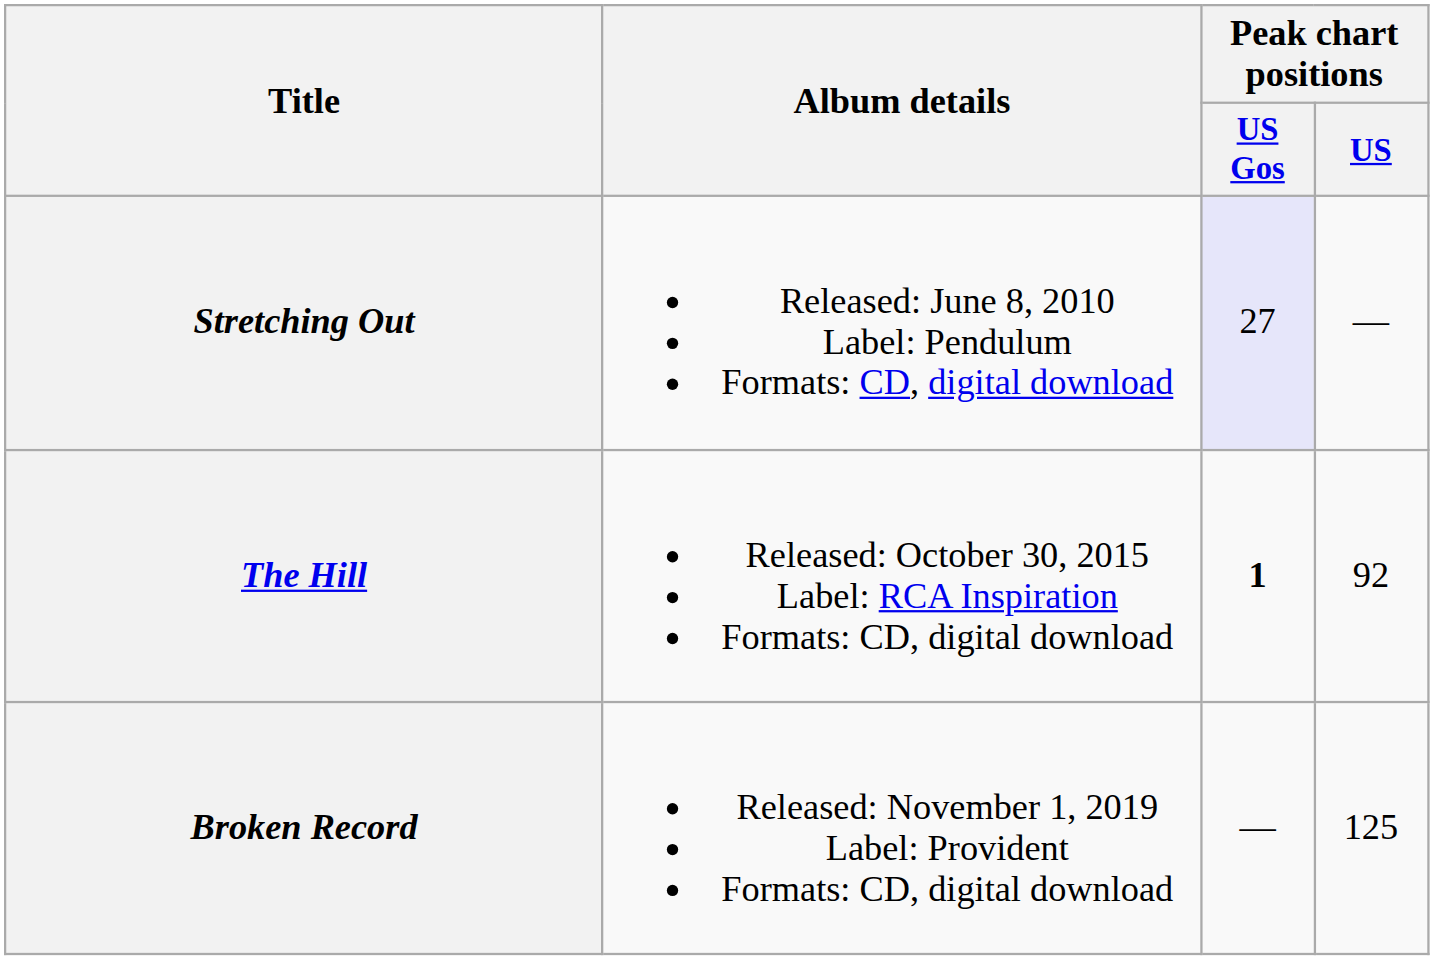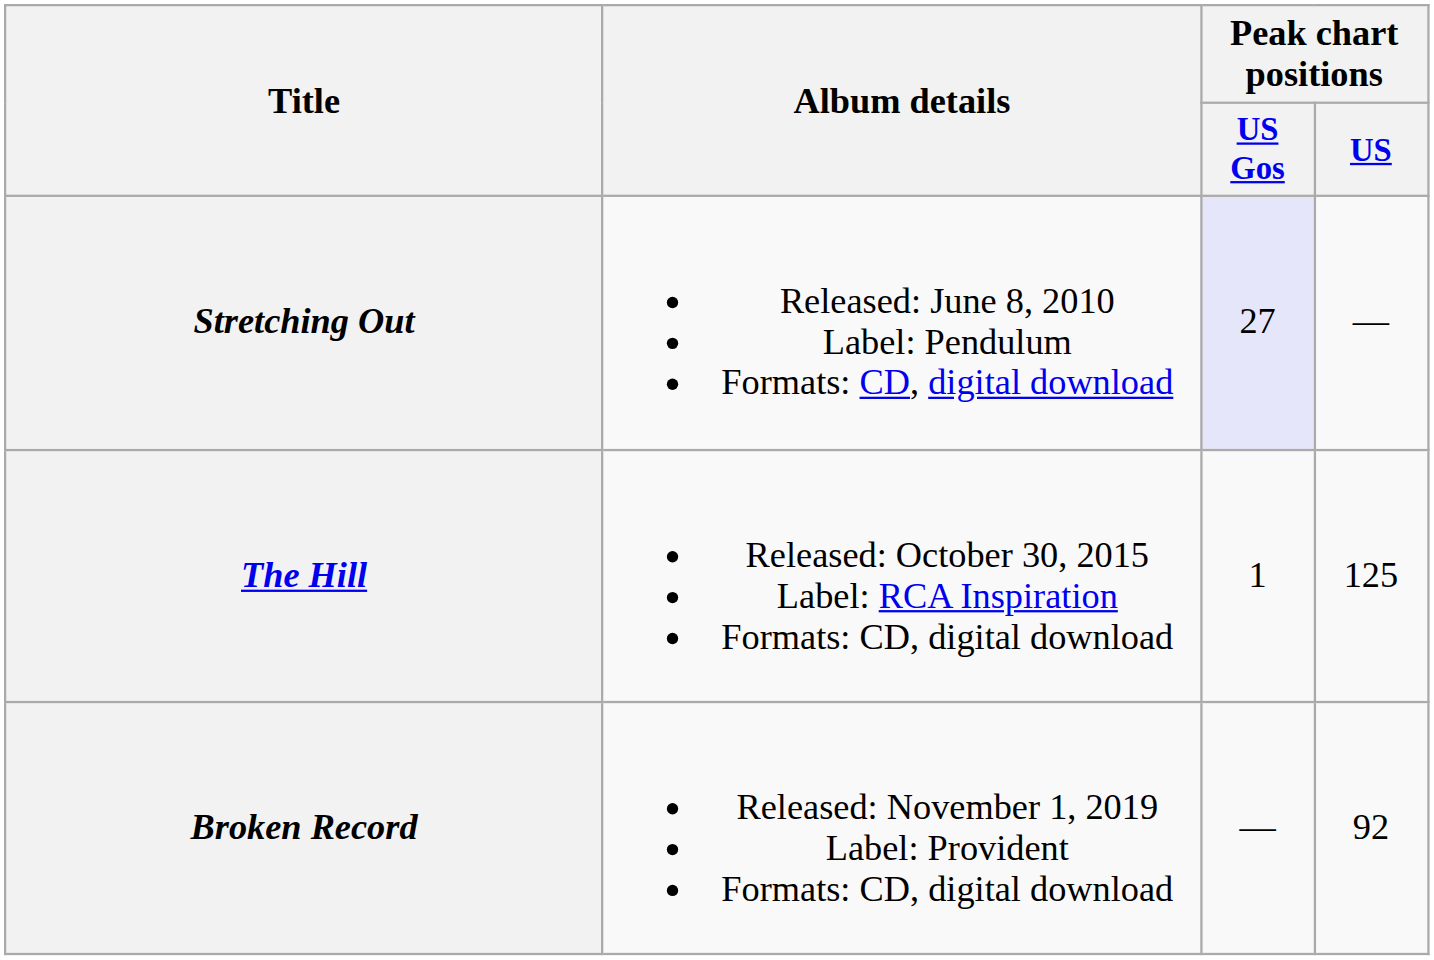(1258, 574) bold -> (1258, 574) normal
(1371, 574) 92 -> (1371, 574) 125
(1371, 827) 125 -> (1371, 827) 92
